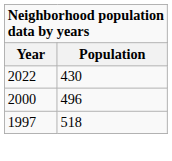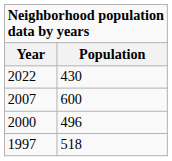+ row: (22, 99)
